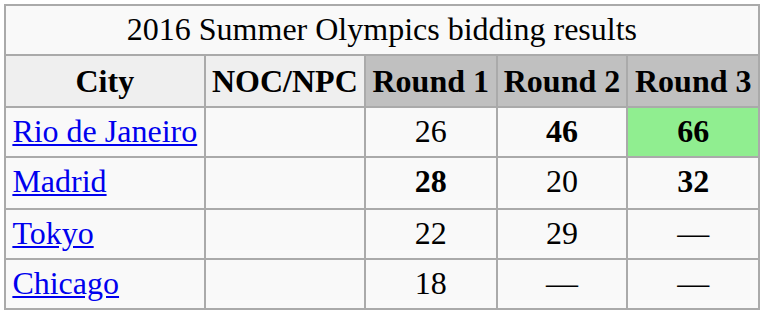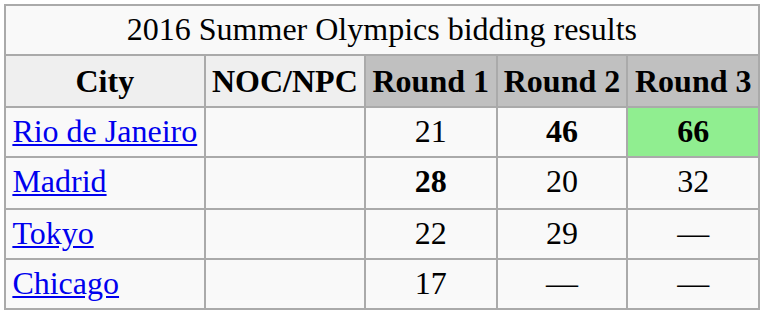(431, 131) 26 -> (431, 131) 21
(693, 182) bold -> (693, 182) normal
(431, 283) 18 -> (431, 283) 17
